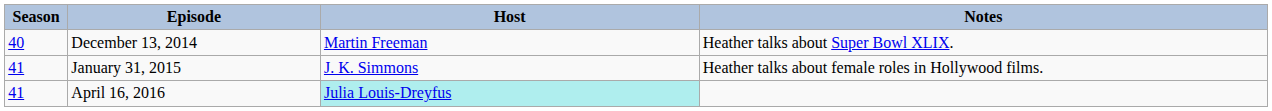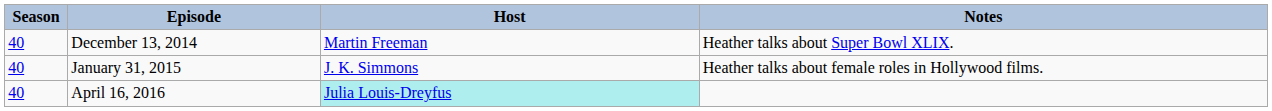(16, 67) 41 -> (16, 67) 40
(16, 93) 41 -> (16, 93) 40
